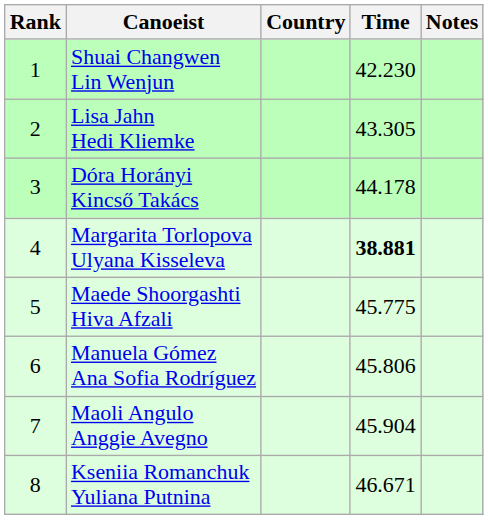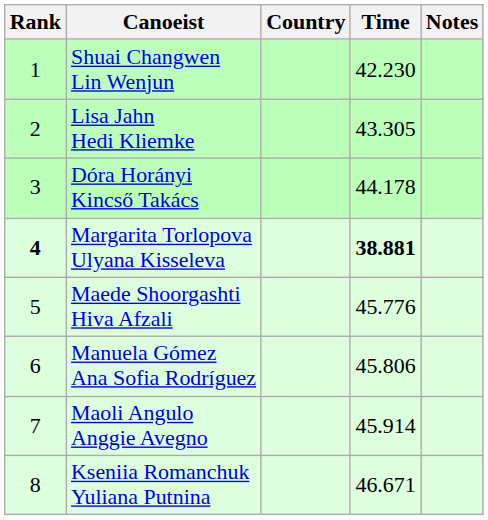(35, 247) normal -> (35, 247) bold
(386, 306) 45.775 -> (386, 306) 45.776
(386, 425) 45.904 -> (386, 425) 45.914
